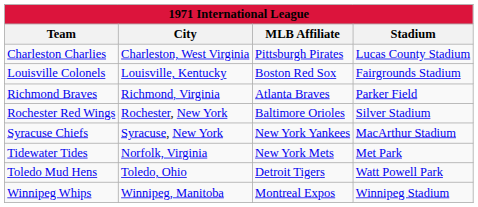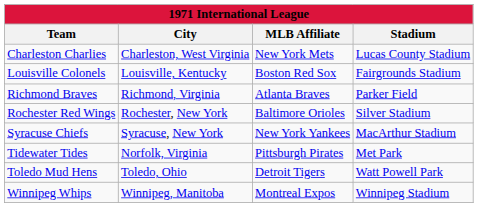(299, 53) Pittsburgh Pirates -> (294, 53) New York Mets
(294, 152) New York Mets -> (299, 152) Pittsburgh Pirates
